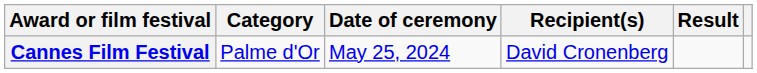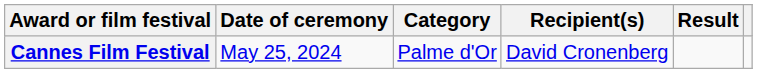columns swapped: (413, 20) <-> (270, 20)
